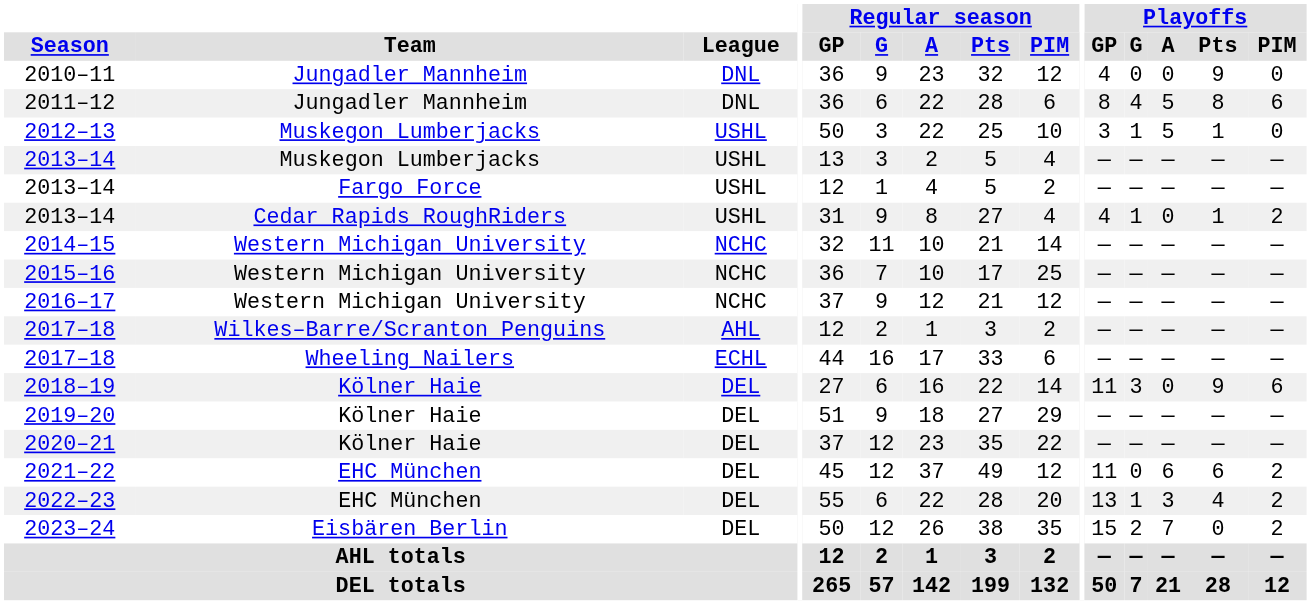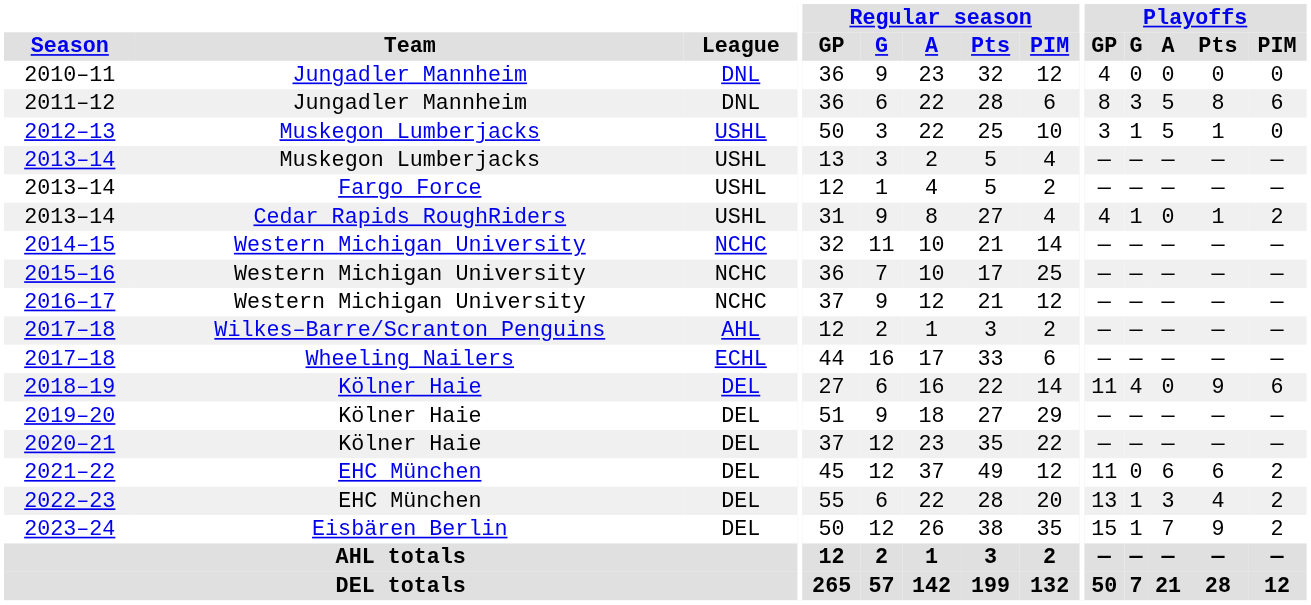(1218, 75) 9 -> (1218, 75) 0
(1136, 103) 4 -> (1136, 103) 3
(1136, 387) 3 -> (1136, 387) 4
(1136, 529) 2 -> (1136, 529) 1
(1218, 529) 0 -> (1218, 529) 9
